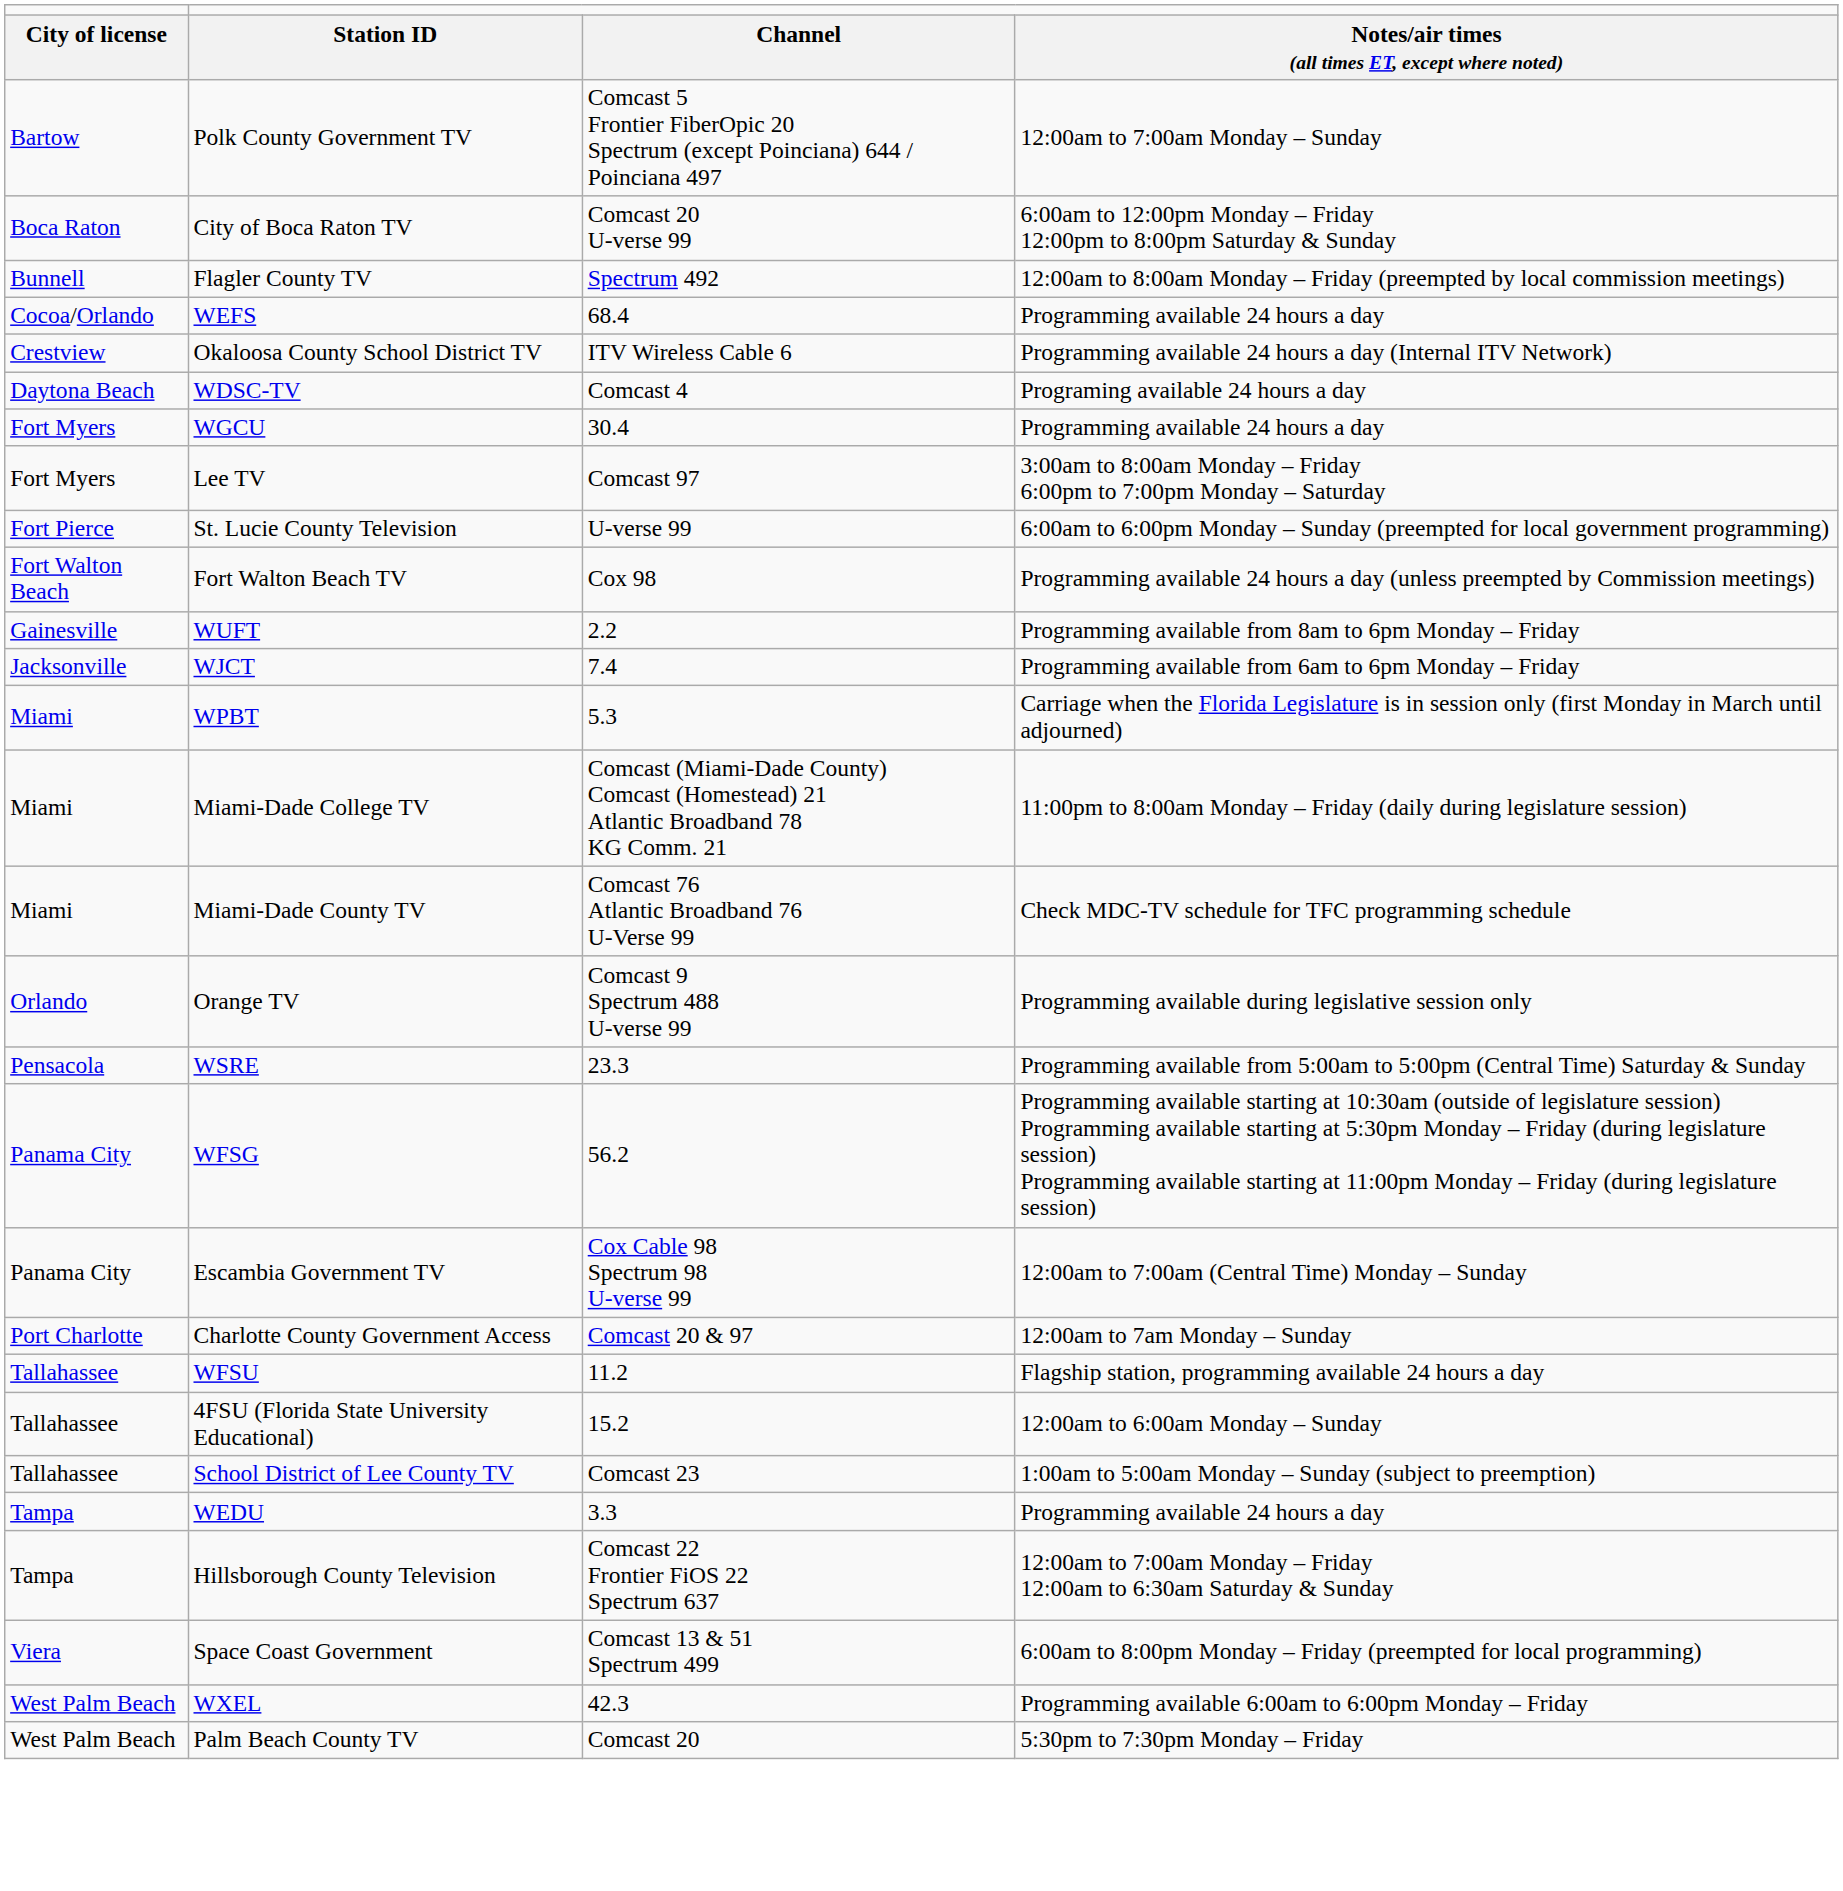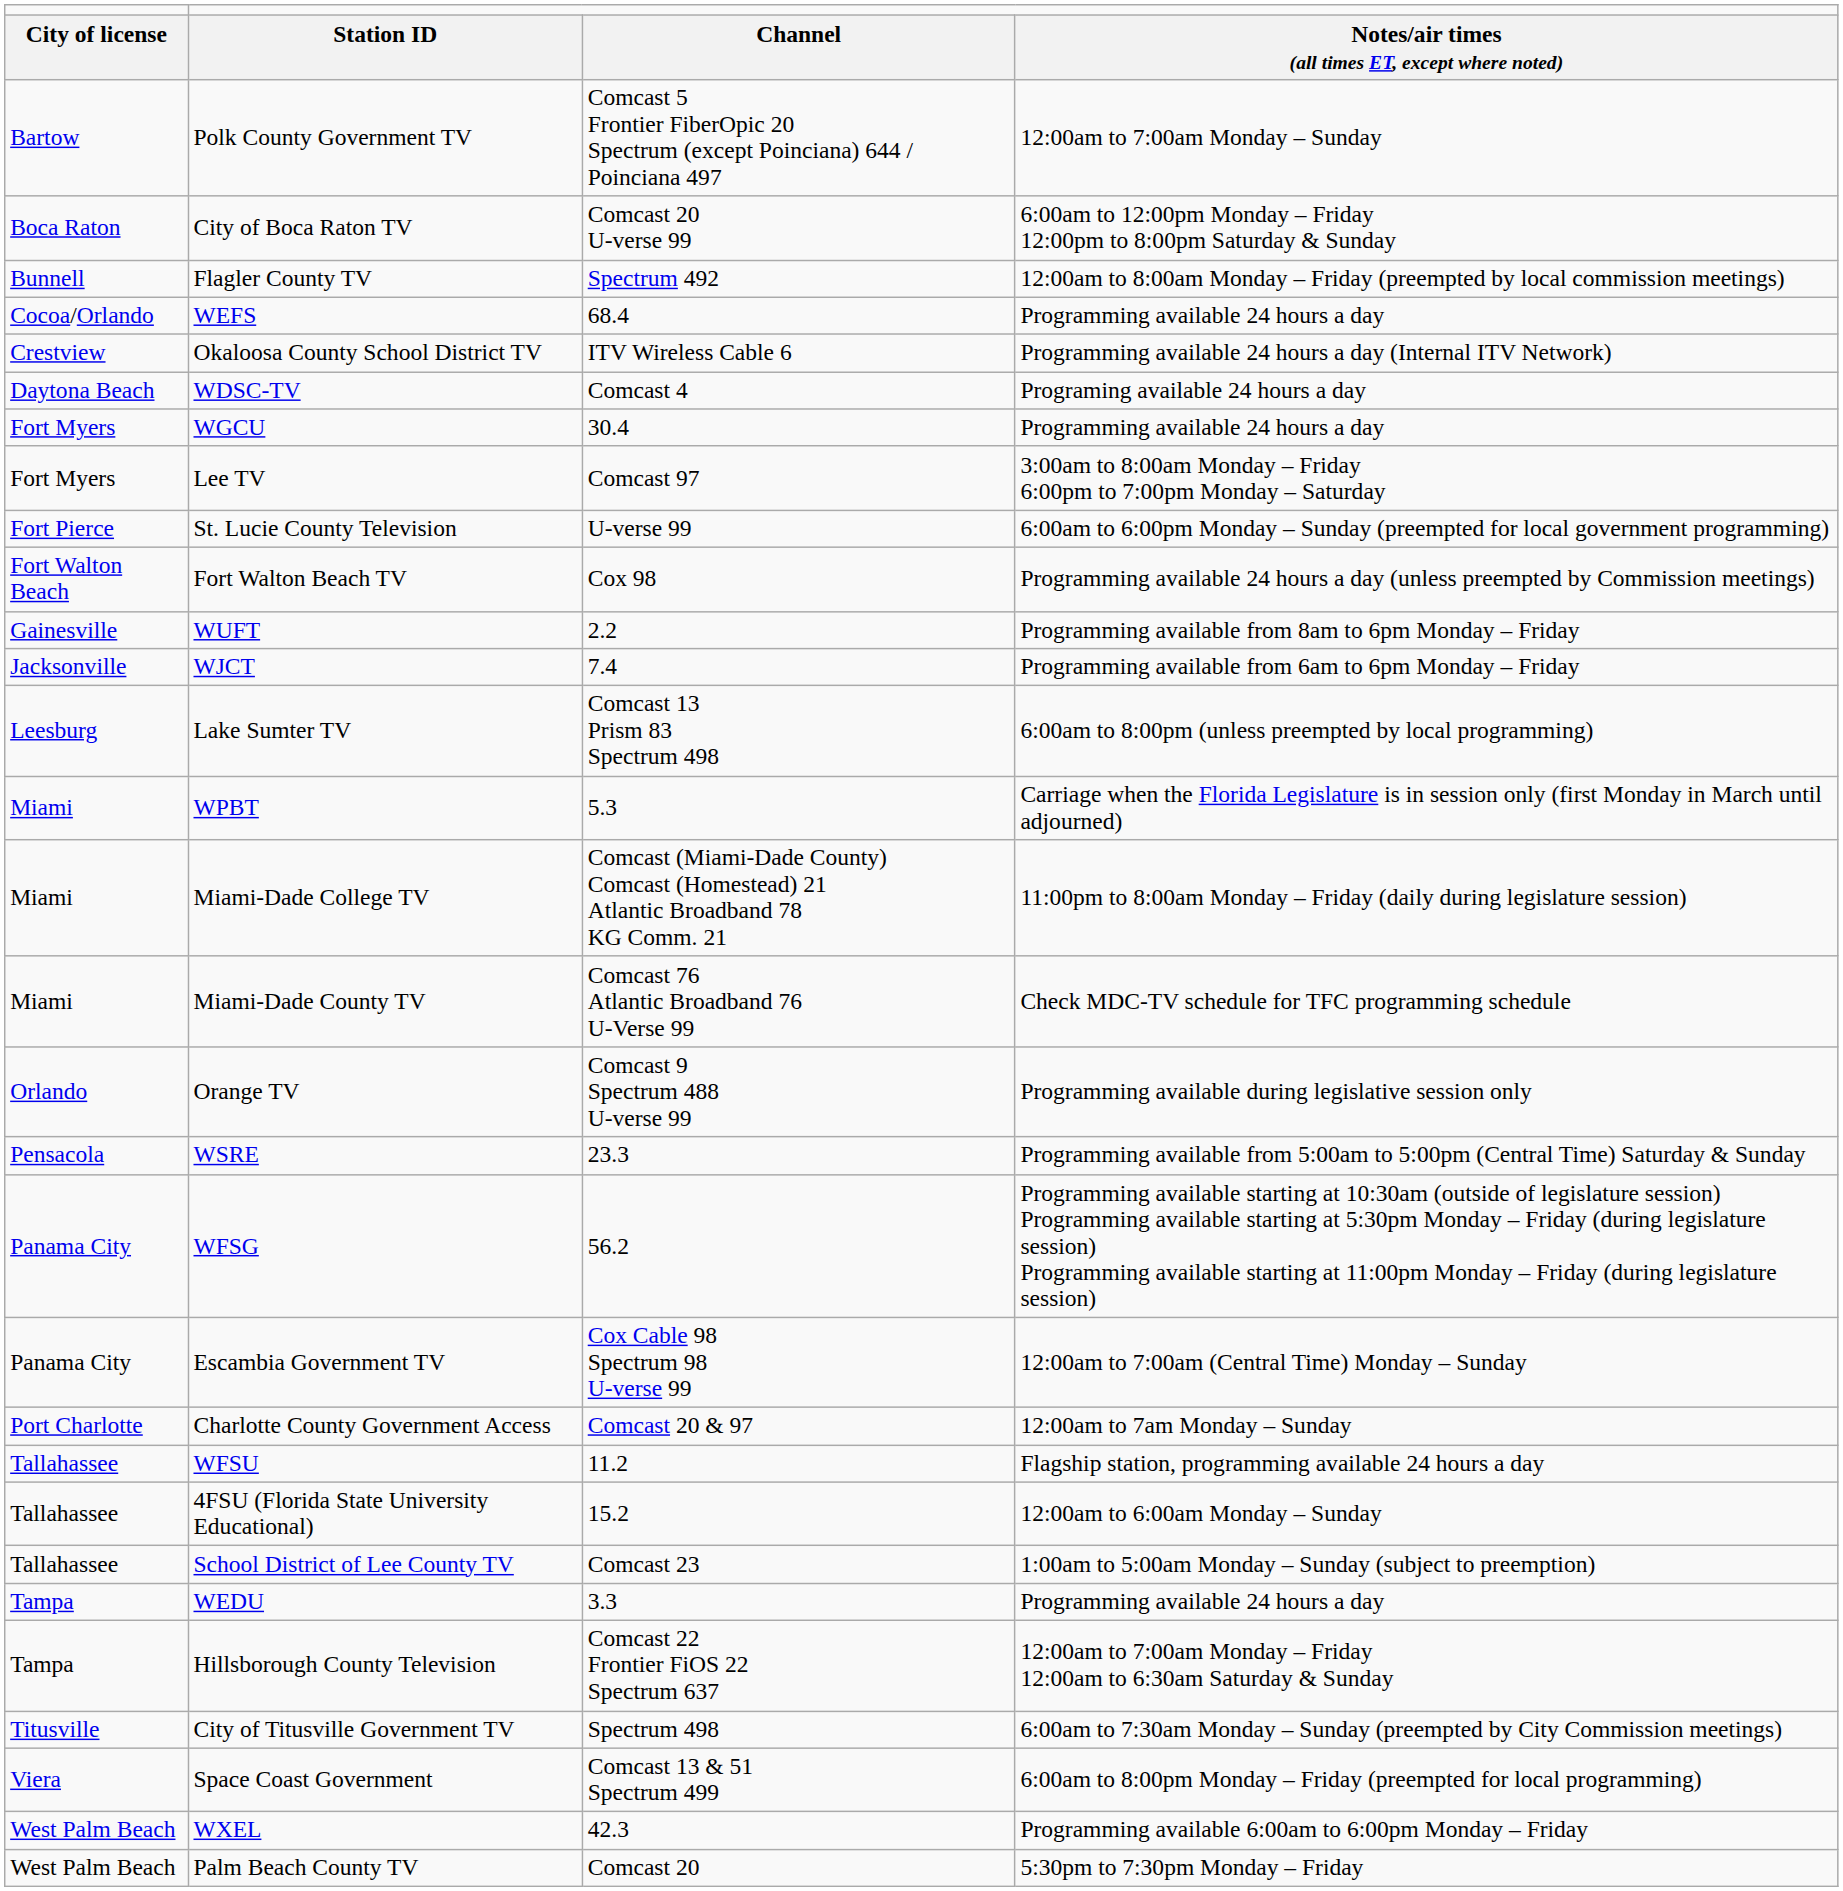+ row: (272, 730)
+ row: (354, 1729)
